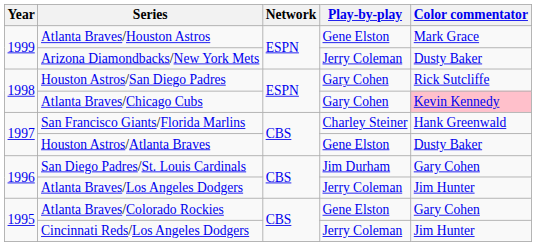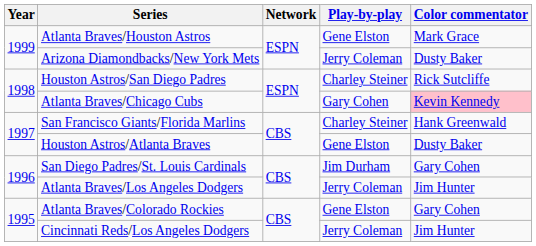(356, 79) Gary Cohen -> (365, 79) Charley Steiner
